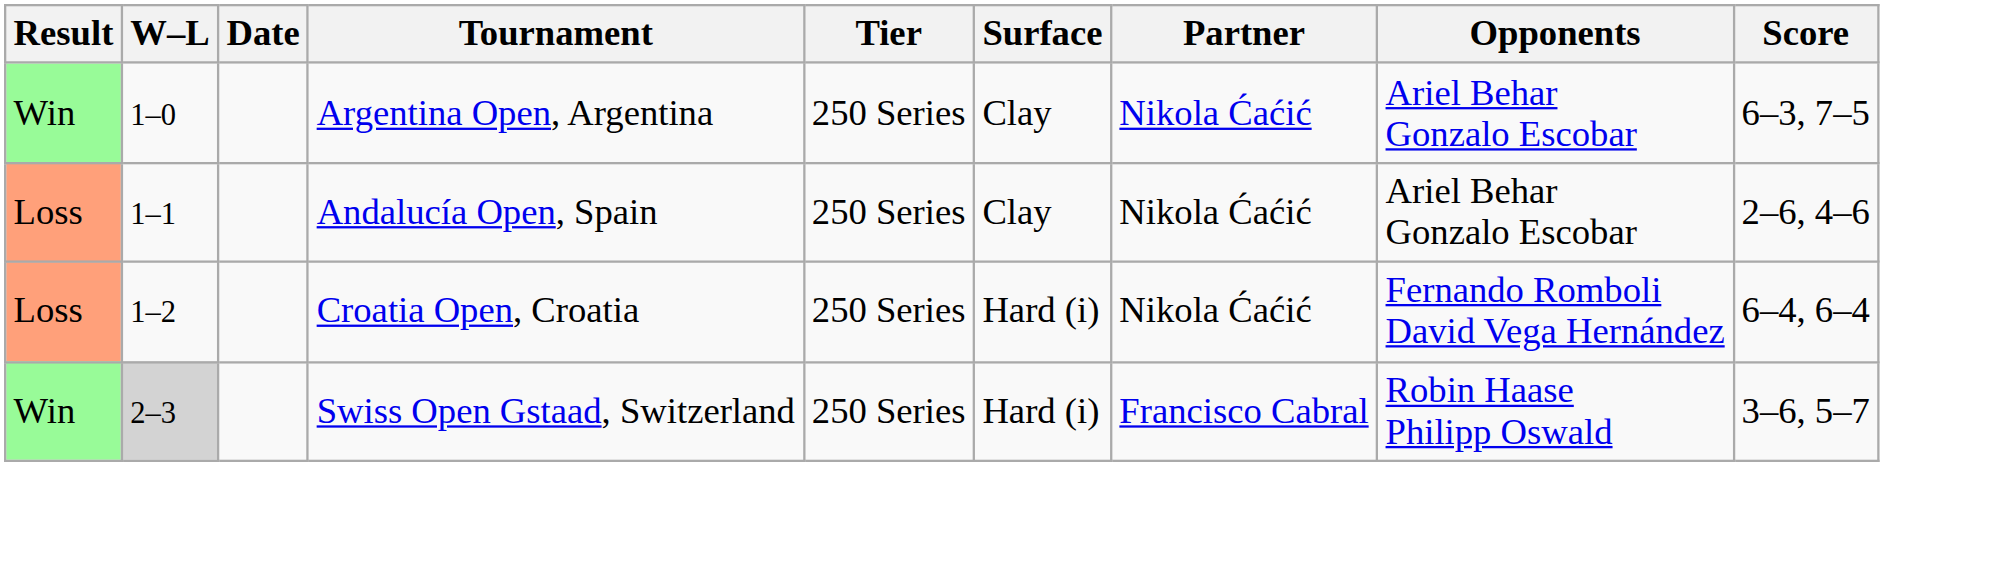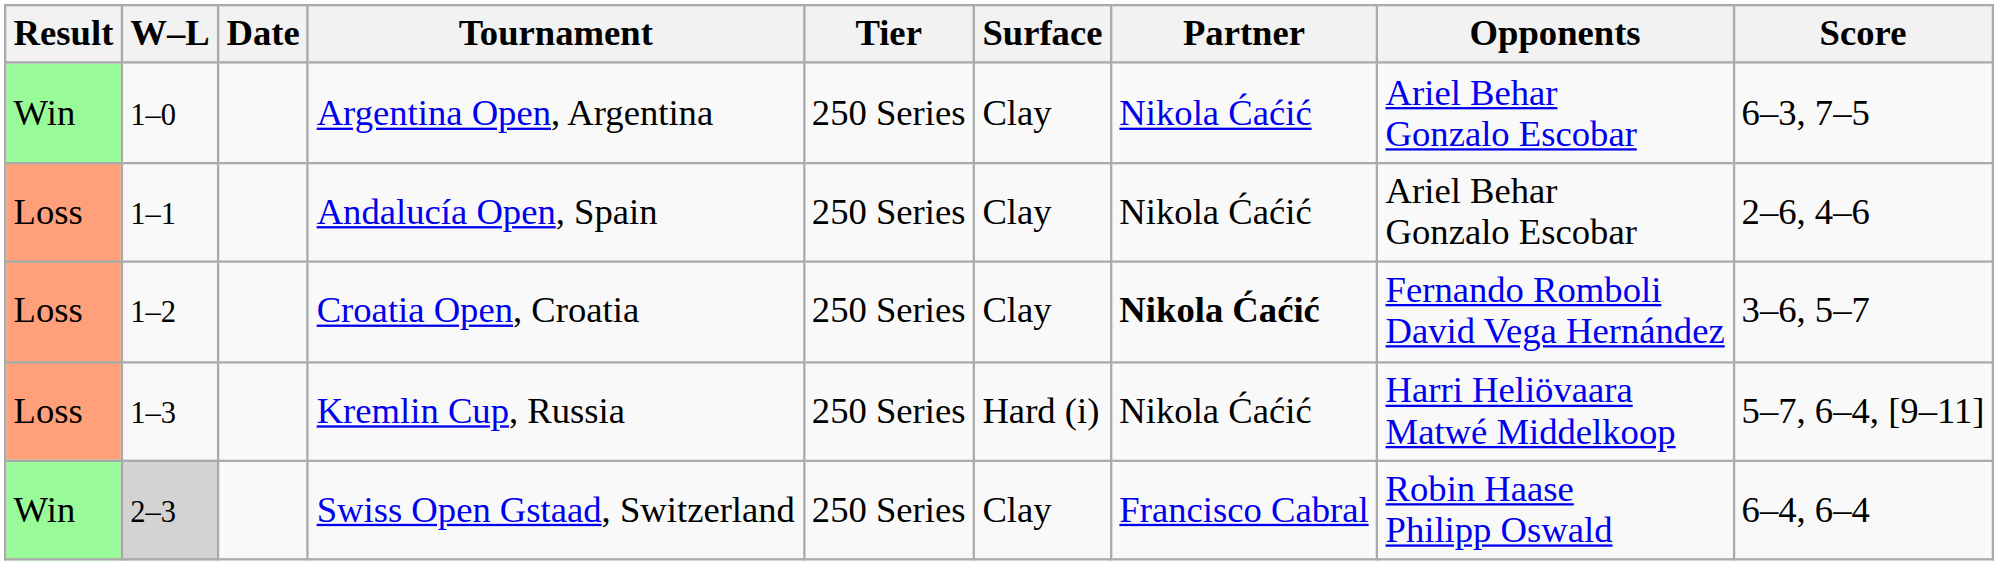(1041, 310) Hard (i) -> (1017, 310) Clay
(1216, 310) normal -> (1220, 310) bold
(1806, 310) 6–4, 6–4 -> (1806, 310) 3–6, 5–7
+ row: (471, 410)
(1041, 410) Hard (i) -> (1017, 509) Clay
(1806, 410) 3–6, 5–7 -> (1806, 509) 6–4, 6–4
